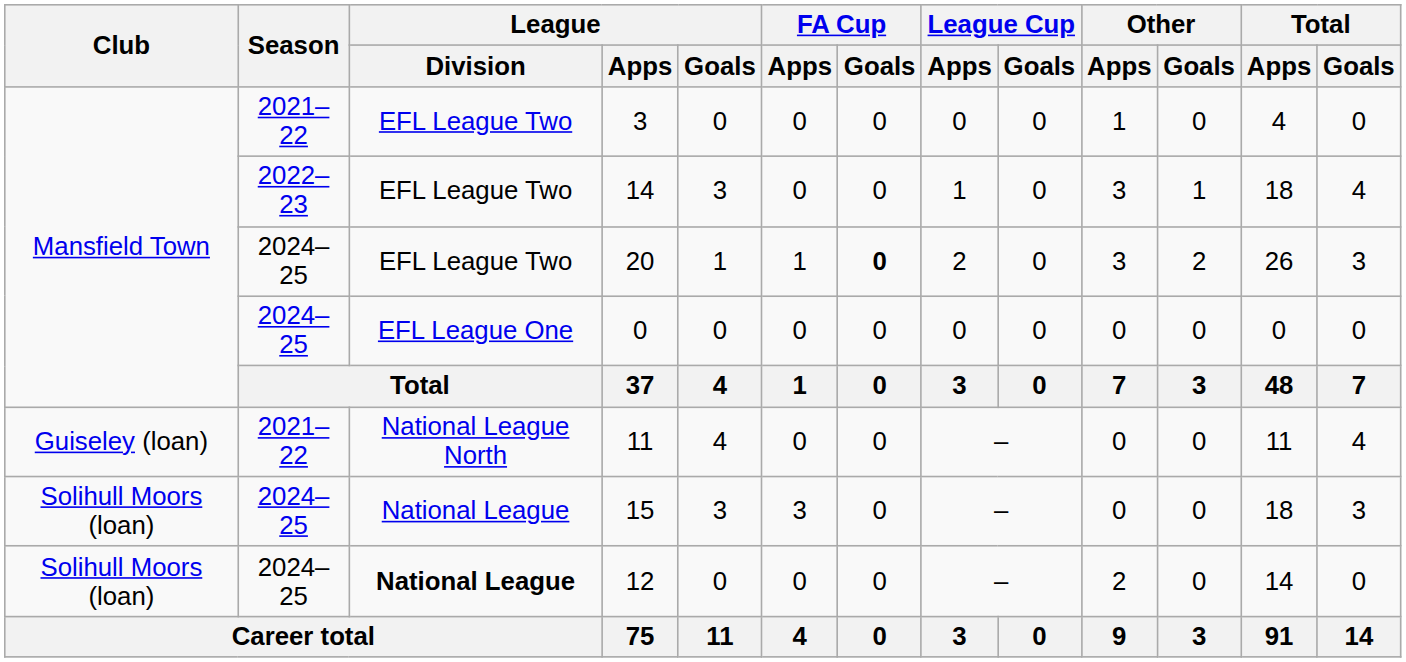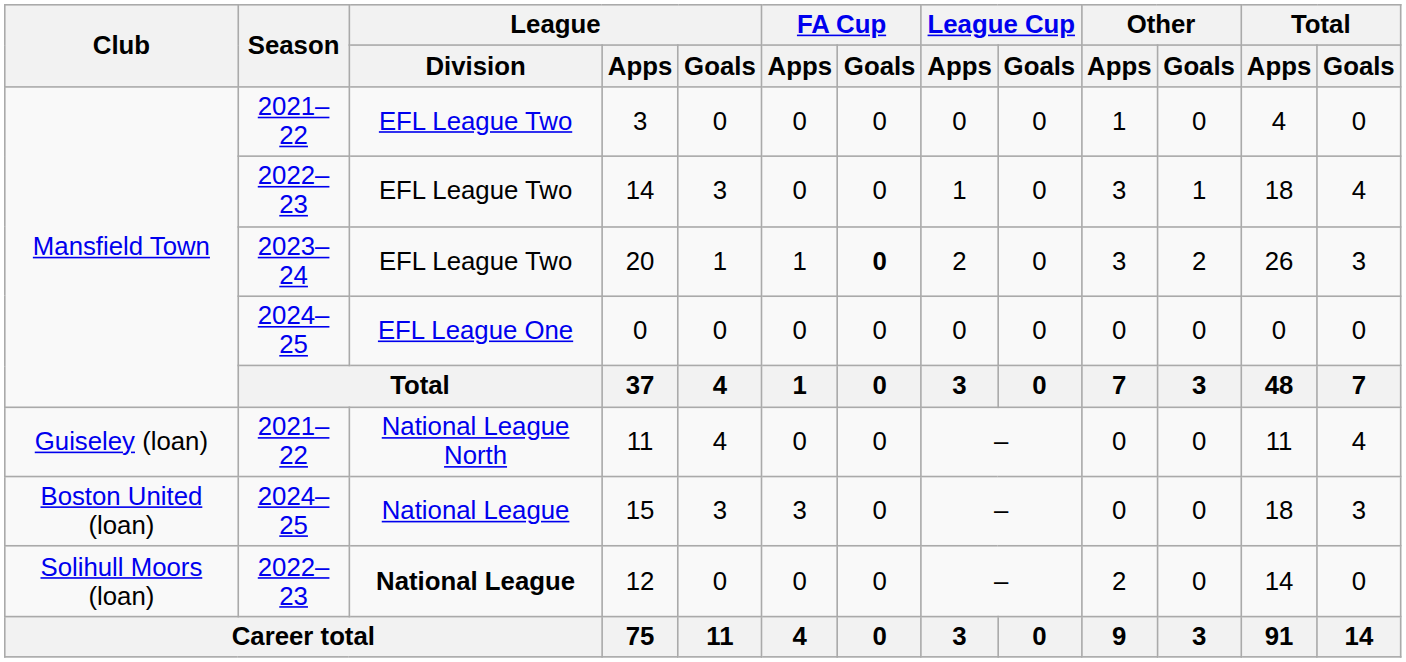(294, 260) 2024–25 -> (294, 260) 2023–24
(121, 511) Solihull Moors (loan) -> (121, 511) Boston United (loan)
(294, 580) 2024–25 -> (294, 580) 2022–23
